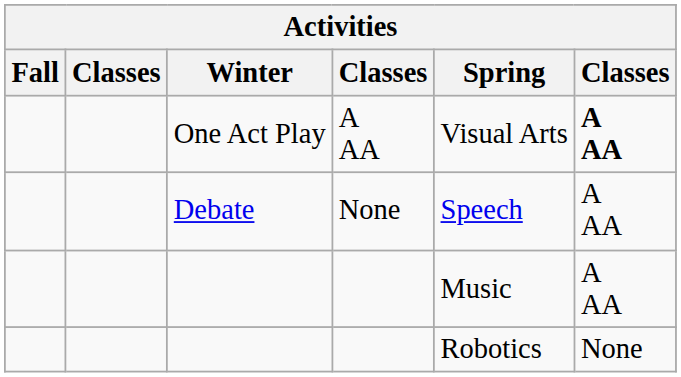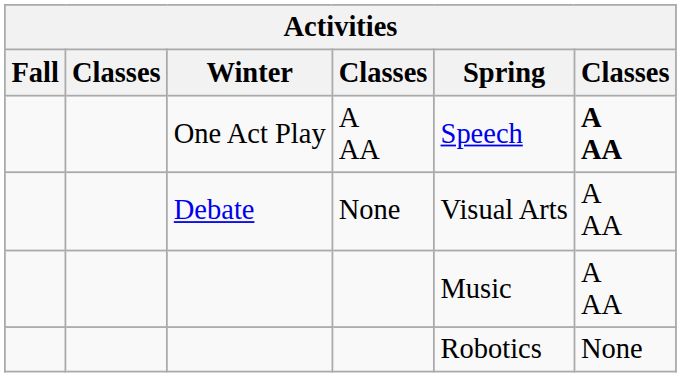(504, 133) Visual Arts -> (482, 133) Speech
(482, 210) Speech -> (504, 210) Visual Arts
